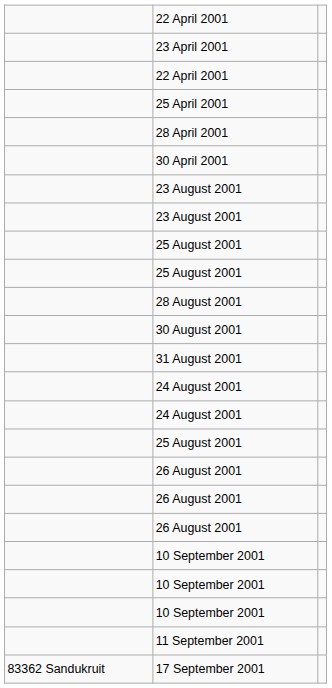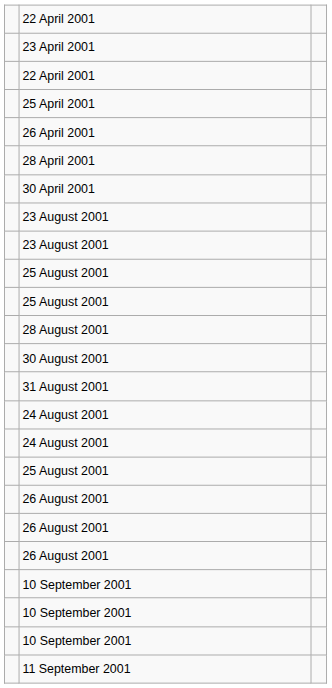+ row: (12, 132)
- row: (56, 669)
